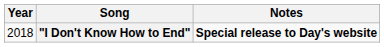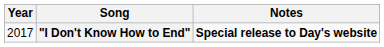(20, 32) 2018 -> (20, 32) 2017
